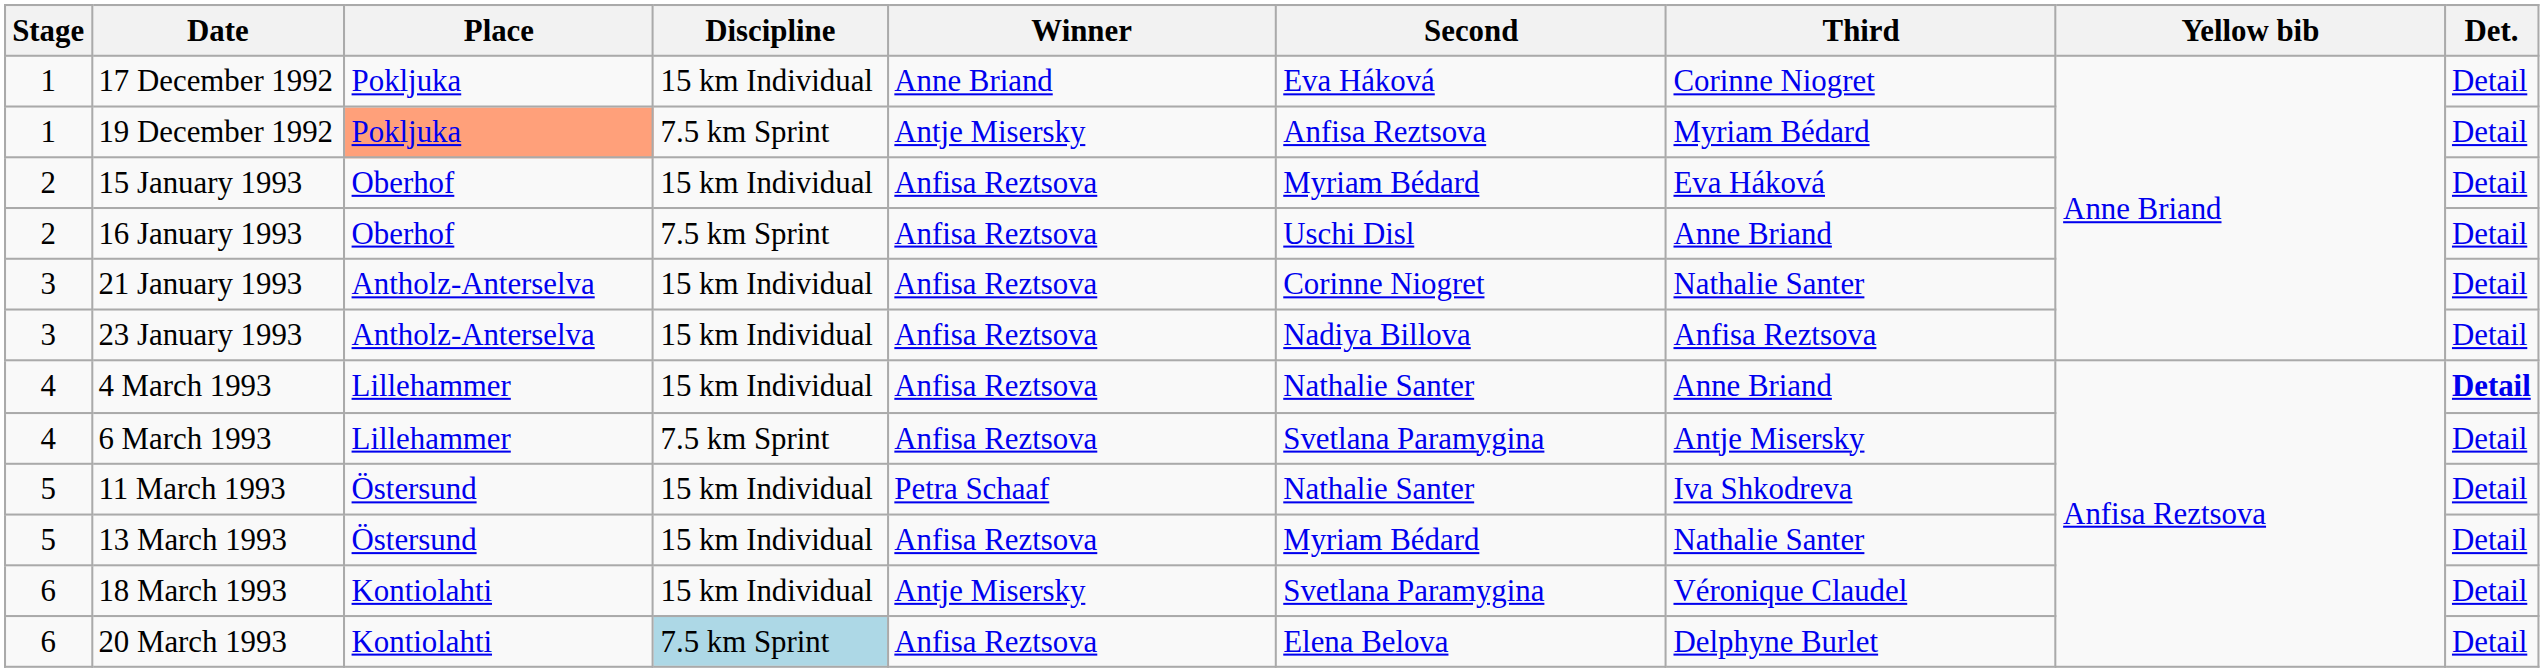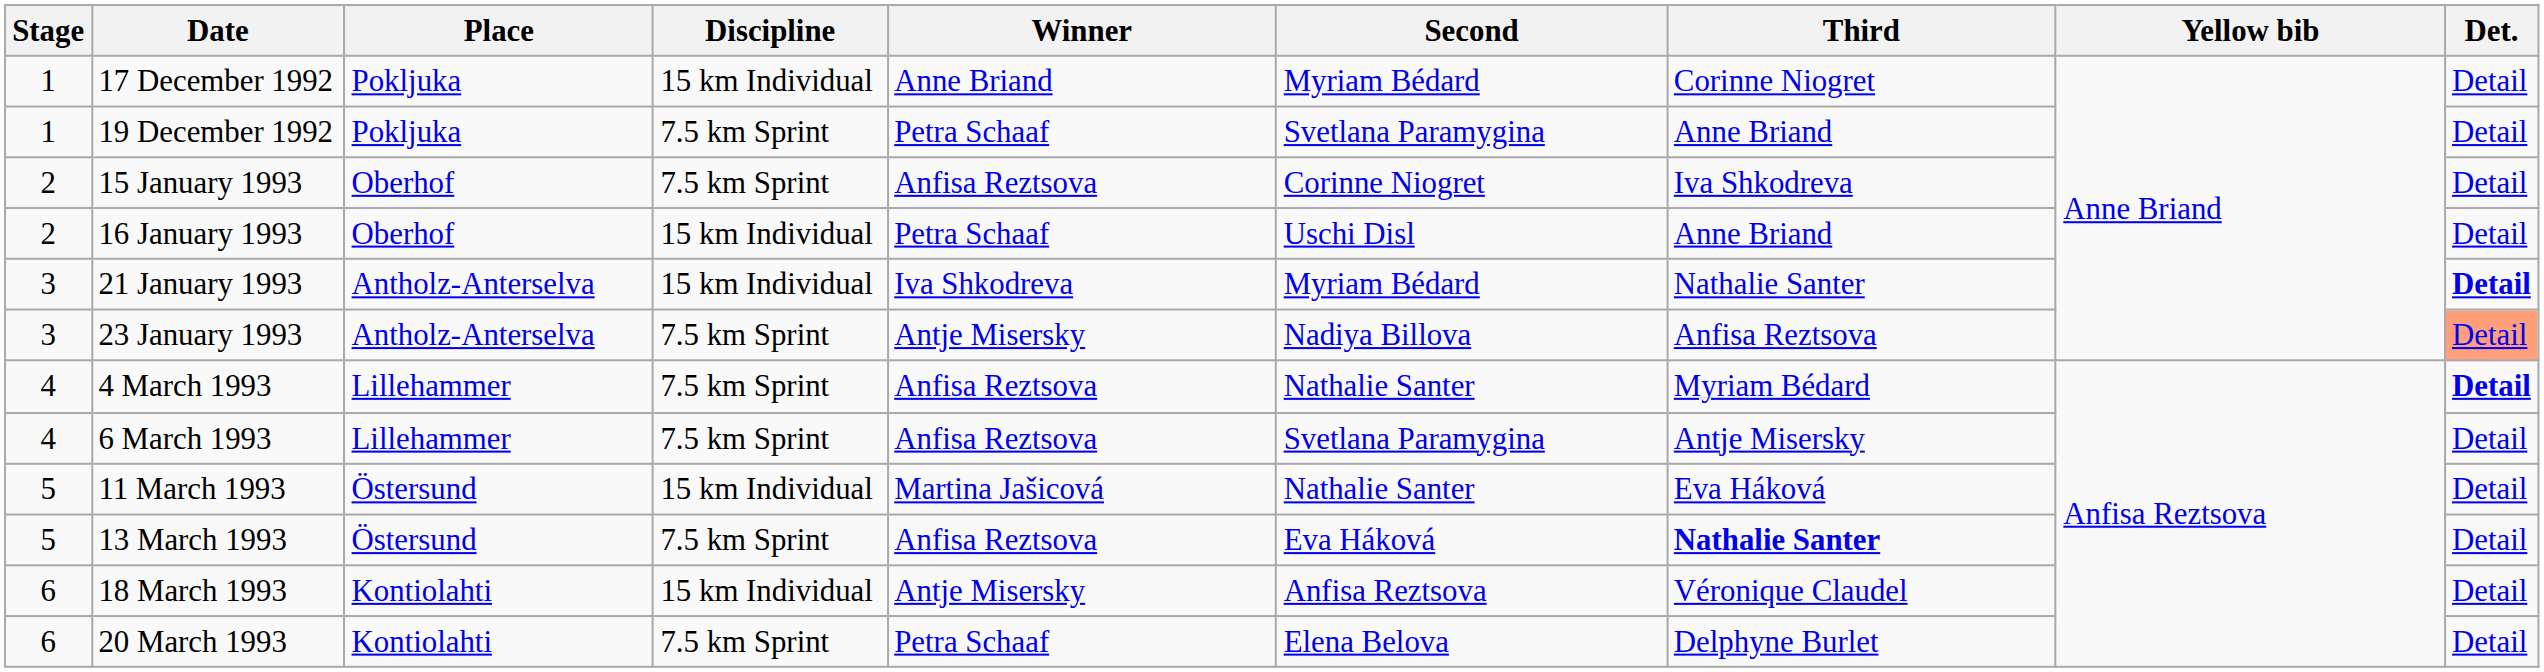(1359, 81) Eva Háková -> (1382, 81) Myriam Bédard
(406, 131) lightsalmon background -> (406, 131) no background
(990, 131) Antje Misersky -> (972, 131) Petra Schaaf
(1385, 131) Anfisa Reztsova -> (1414, 131) Svetlana Paramygina
(1772, 131) Myriam Bédard -> (1753, 131) Anne Briand
(767, 182) 15 km Individual -> (745, 182) 7.5 km Sprint
(1381, 182) Myriam Bédard -> (1384, 182) Corinne Niogret
(1749, 182) Eva Háková -> (1763, 182) Iva Shkodreva
(745, 233) 7.5 km Sprint -> (767, 233) 15 km Individual
(996, 233) Anfisa Reztsova -> (972, 233) Petra Schaaf
(996, 284) Anfisa Reztsova -> (984, 284) Iva Shkodreva
(1384, 284) Corinne Niogret -> (1382, 284) Myriam Bédard
(2490, 284) normal -> (2491, 284) bold
(767, 335) 15 km Individual -> (745, 335) 7.5 km Sprint
(996, 335) Anfisa Reztsova -> (990, 335) Antje Misersky
(2490, 335) no background -> (2490, 335) lightsalmon background
(767, 386) 15 km Individual -> (745, 386) 7.5 km Sprint
(1753, 386) Anne Briand -> (1772, 386) Myriam Bédard
(972, 488) Petra Schaaf -> (999, 488) Martina Jašicová
(1763, 488) Iva Shkodreva -> (1750, 488) Eva Háková
(767, 538) 15 km Individual -> (745, 538) 7.5 km Sprint
(1381, 538) Myriam Bédard -> (1359, 538) Eva Háková
(1769, 538) normal -> (1777, 538) bold
(1414, 589) Svetlana Paramygina -> (1385, 589) Anfisa Reztsova
(745, 640) lightblue background -> (745, 640) no background
(996, 640) Anfisa Reztsova -> (972, 640) Petra Schaaf
